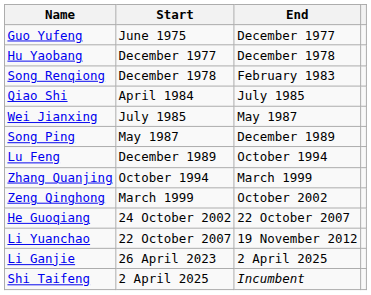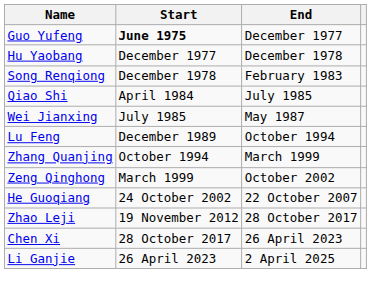(152, 35) normal -> (152, 35) bold
- row: (41, 137)
- row: (49, 238)
+ row: (41, 218)
+ row: (34, 238)
- row: (49, 279)
